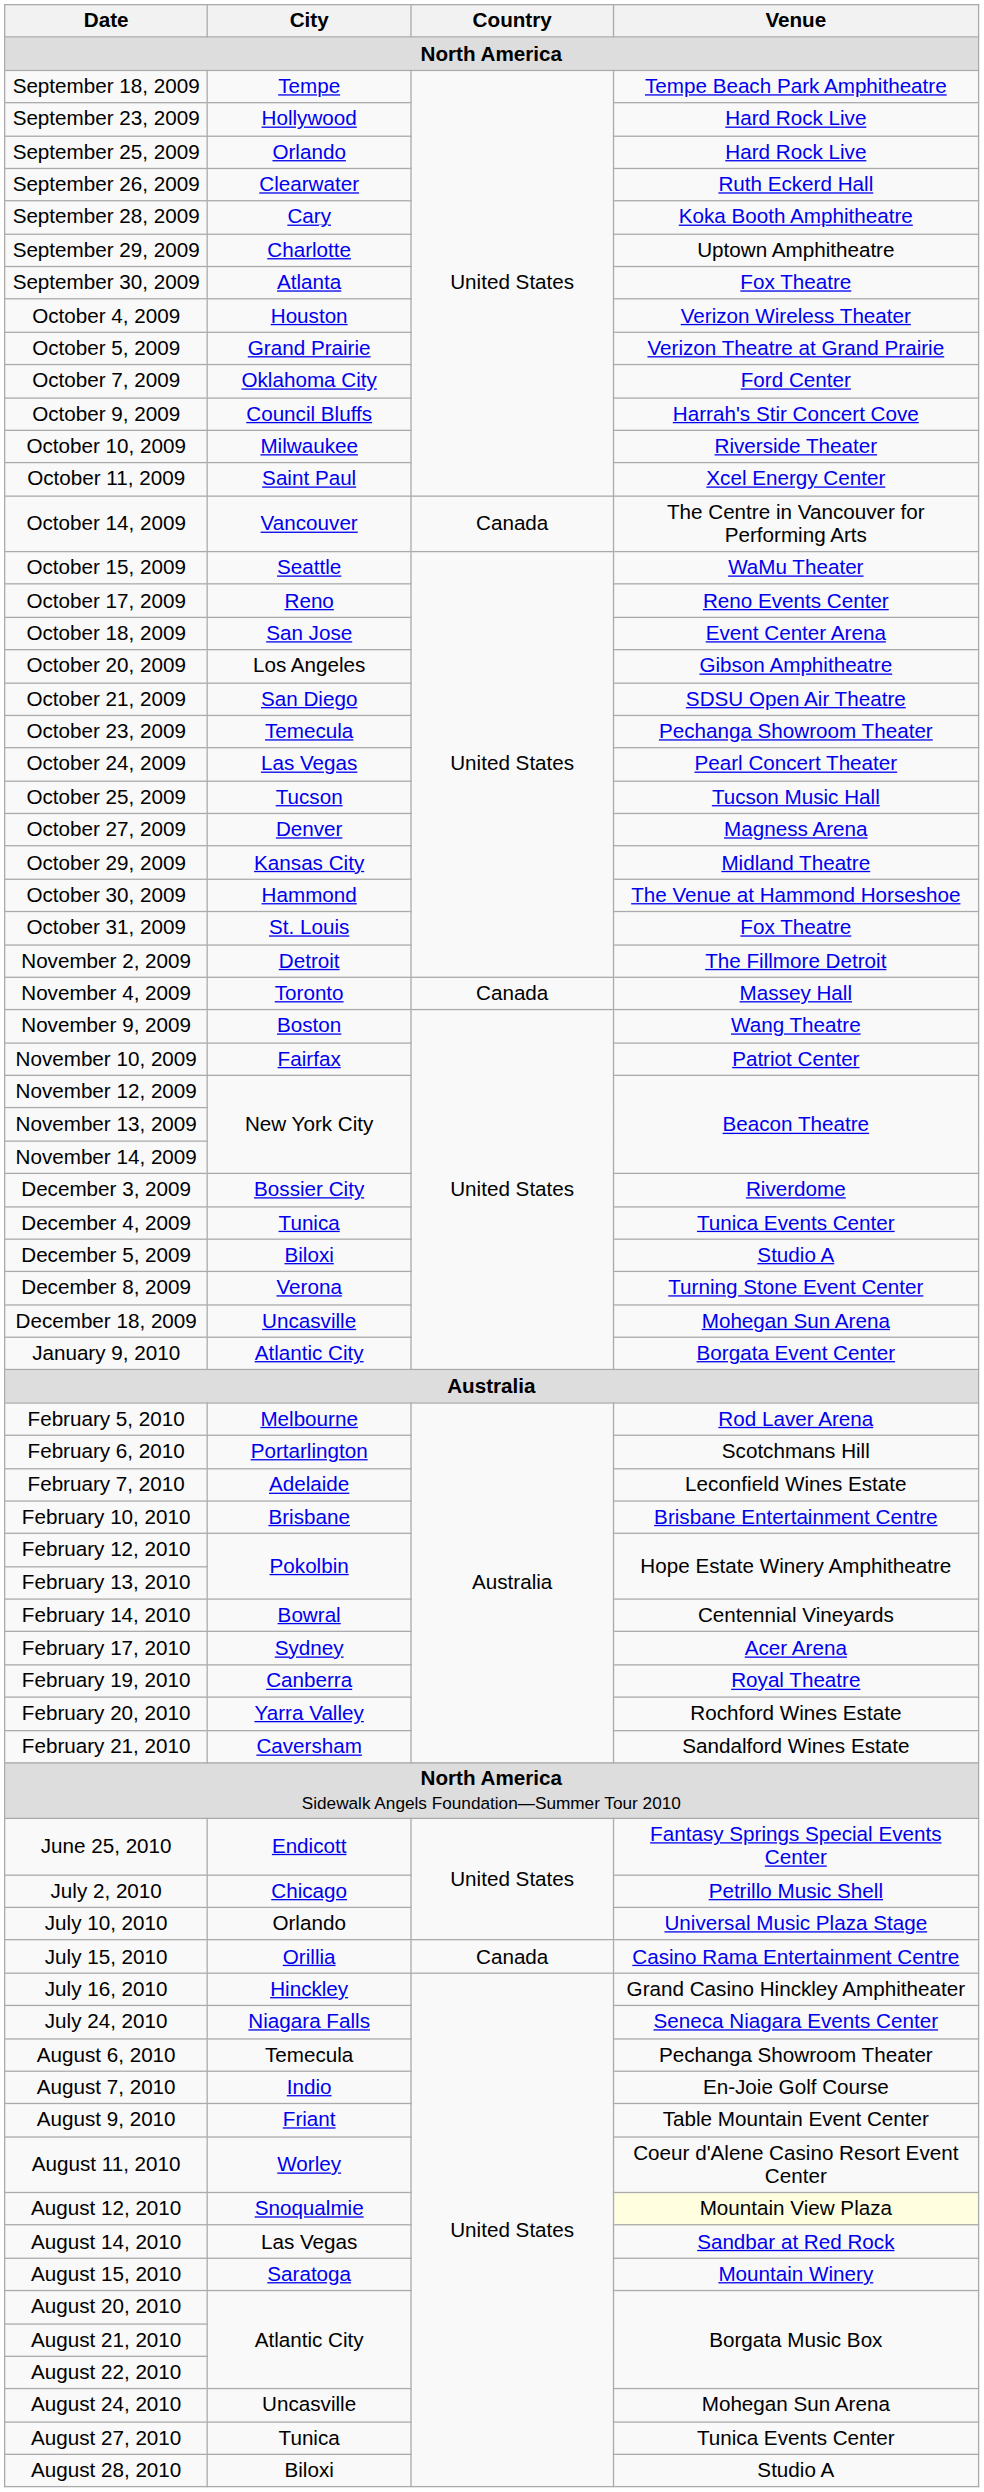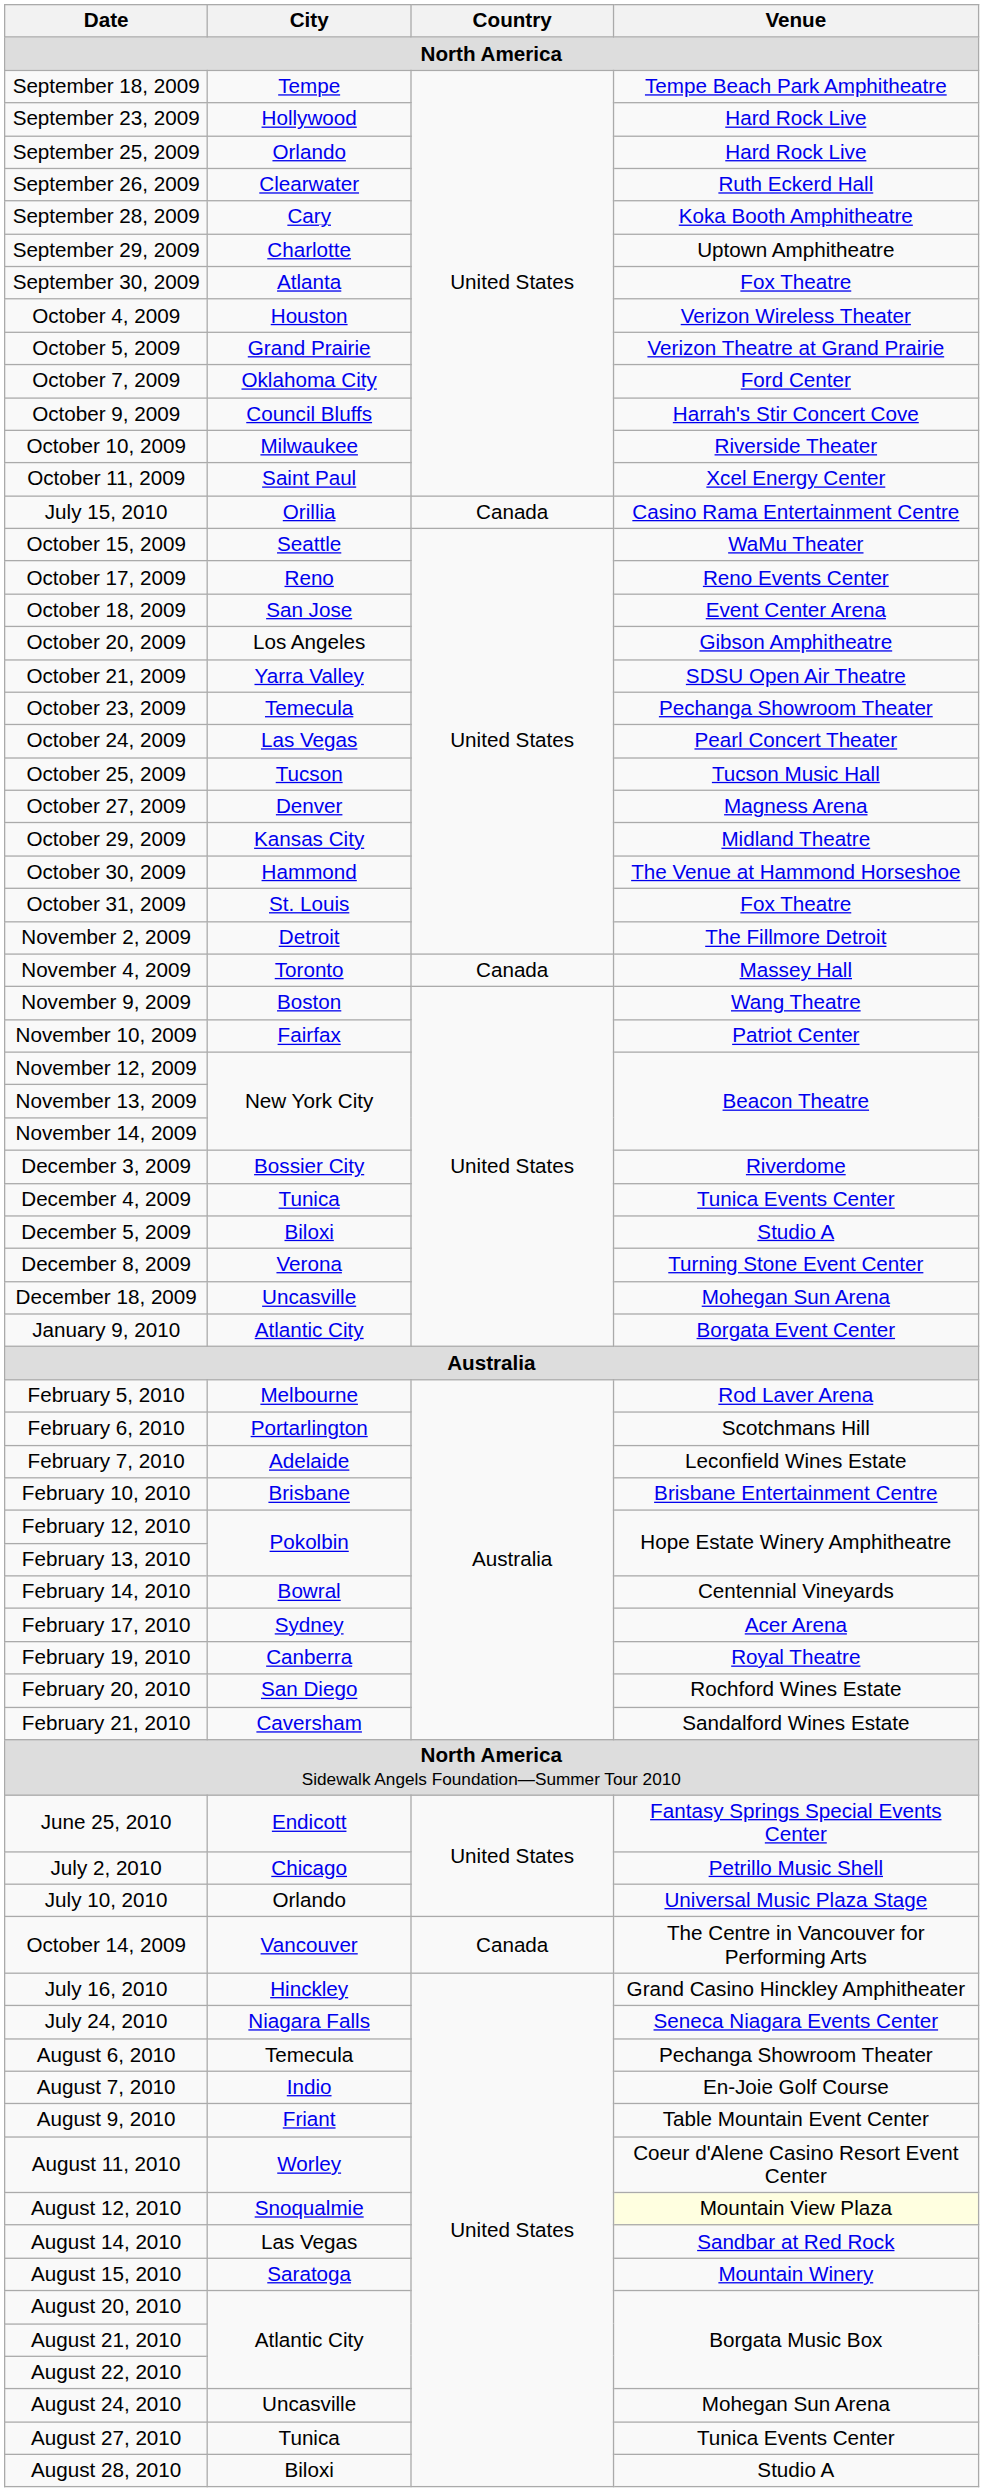rows swapped: (106, 523) <-> (106, 1956)
(309, 698) San Diego -> (309, 675) Yarra Valley
(309, 1713) Yarra Valley -> (309, 1690) San Diego
